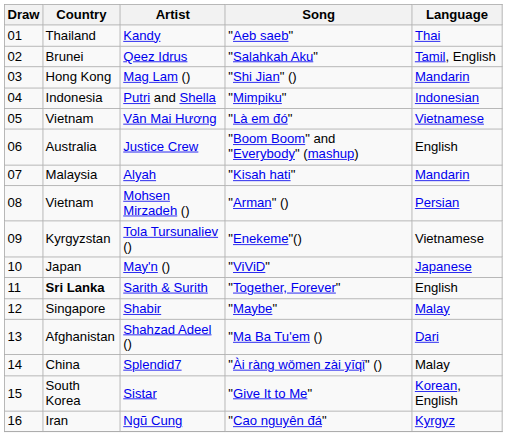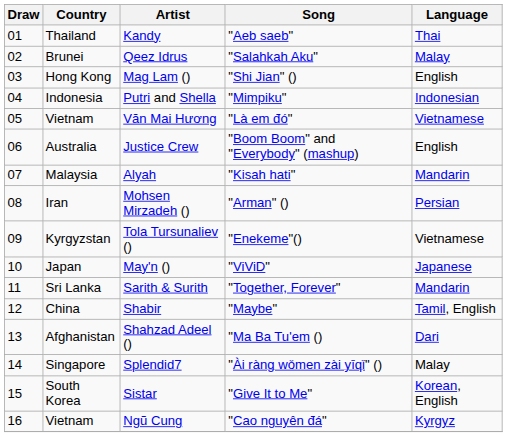(455, 56) Tamil, English -> (432, 56) Malay
(442, 77) Mandarin -> (436, 77) English
(70, 203) Vietnam -> (57, 203) Iran
(75, 288) bold -> (73, 288) normal
(436, 288) English -> (442, 288) Mandarin
(75, 308) Singapore -> (63, 308) China
(432, 308) Malay -> (455, 308) Tamil, English
(63, 365) China -> (75, 365) Singapore
(57, 421) Iran -> (70, 421) Vietnam
